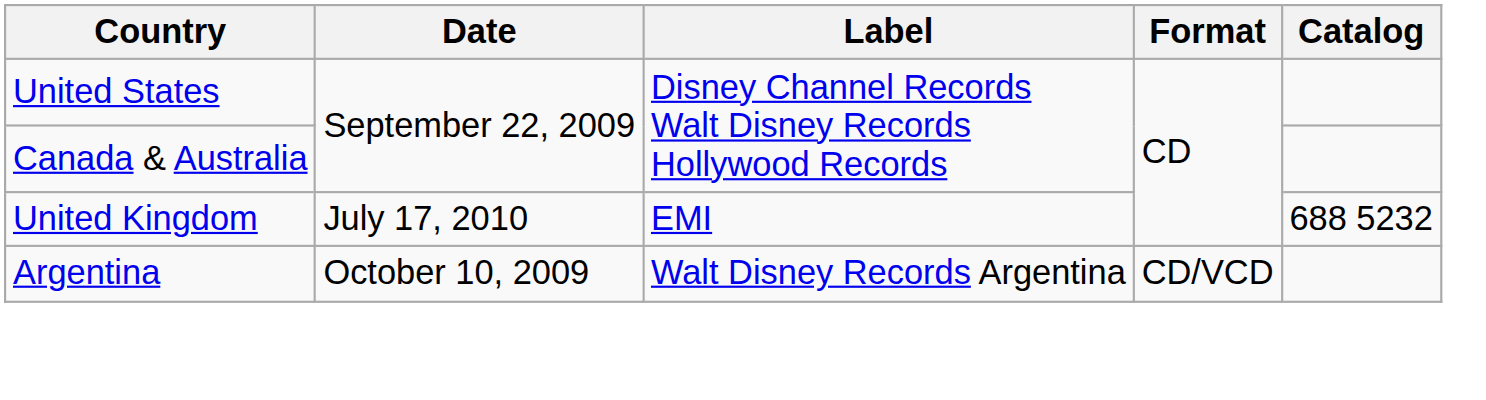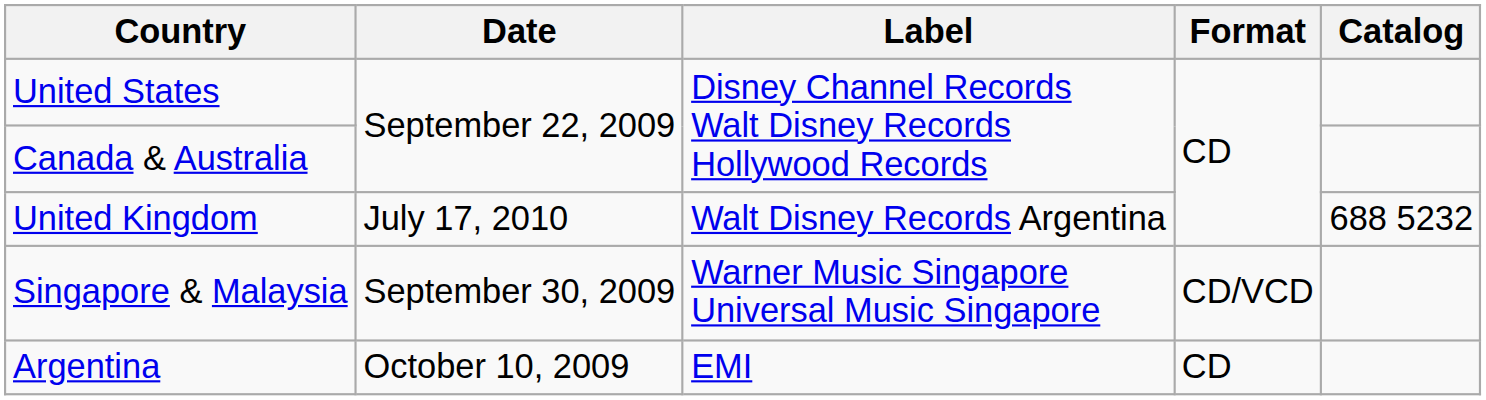(682, 218) EMI -> (929, 218) Walt Disney Records Argentina
+ row: (180, 292)
(888, 272) Walt Disney Records Argentina -> (722, 366) EMI
(1208, 272) CD/VCD -> (1207, 366) CD
